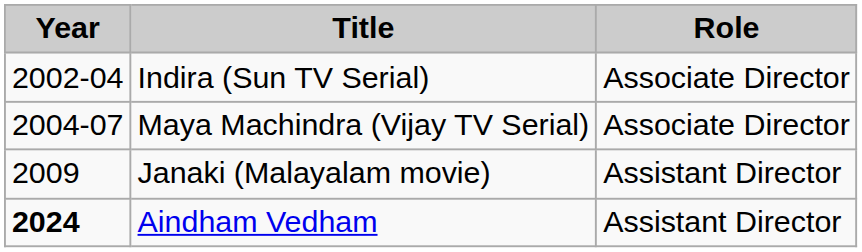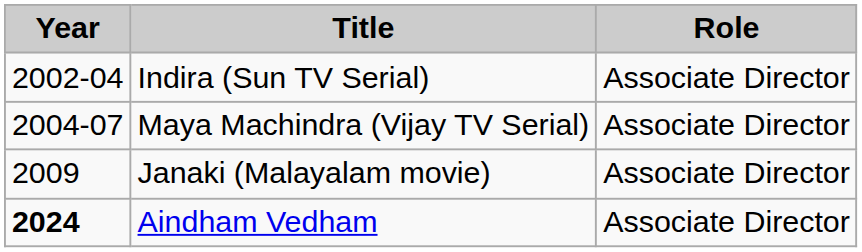(722, 173) Assistant Director -> (727, 173) Associate Director
(722, 221) Assistant Director -> (727, 221) Associate Director
